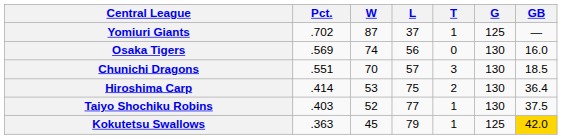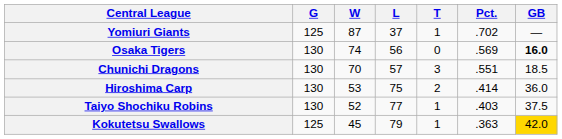columns swapped: (495, 13) <-> (322, 13)
(536, 50) normal -> (536, 50) bold
(536, 87) 36.4 -> (536, 87) 36.0
